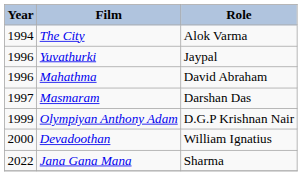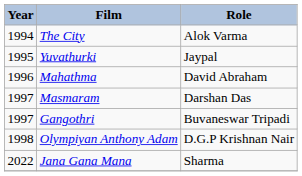(21, 56) 1996 -> (21, 56) 1995
+ row: (67, 118)
(21, 118) 1999 -> (21, 139) 1998
- row: (75, 139)
